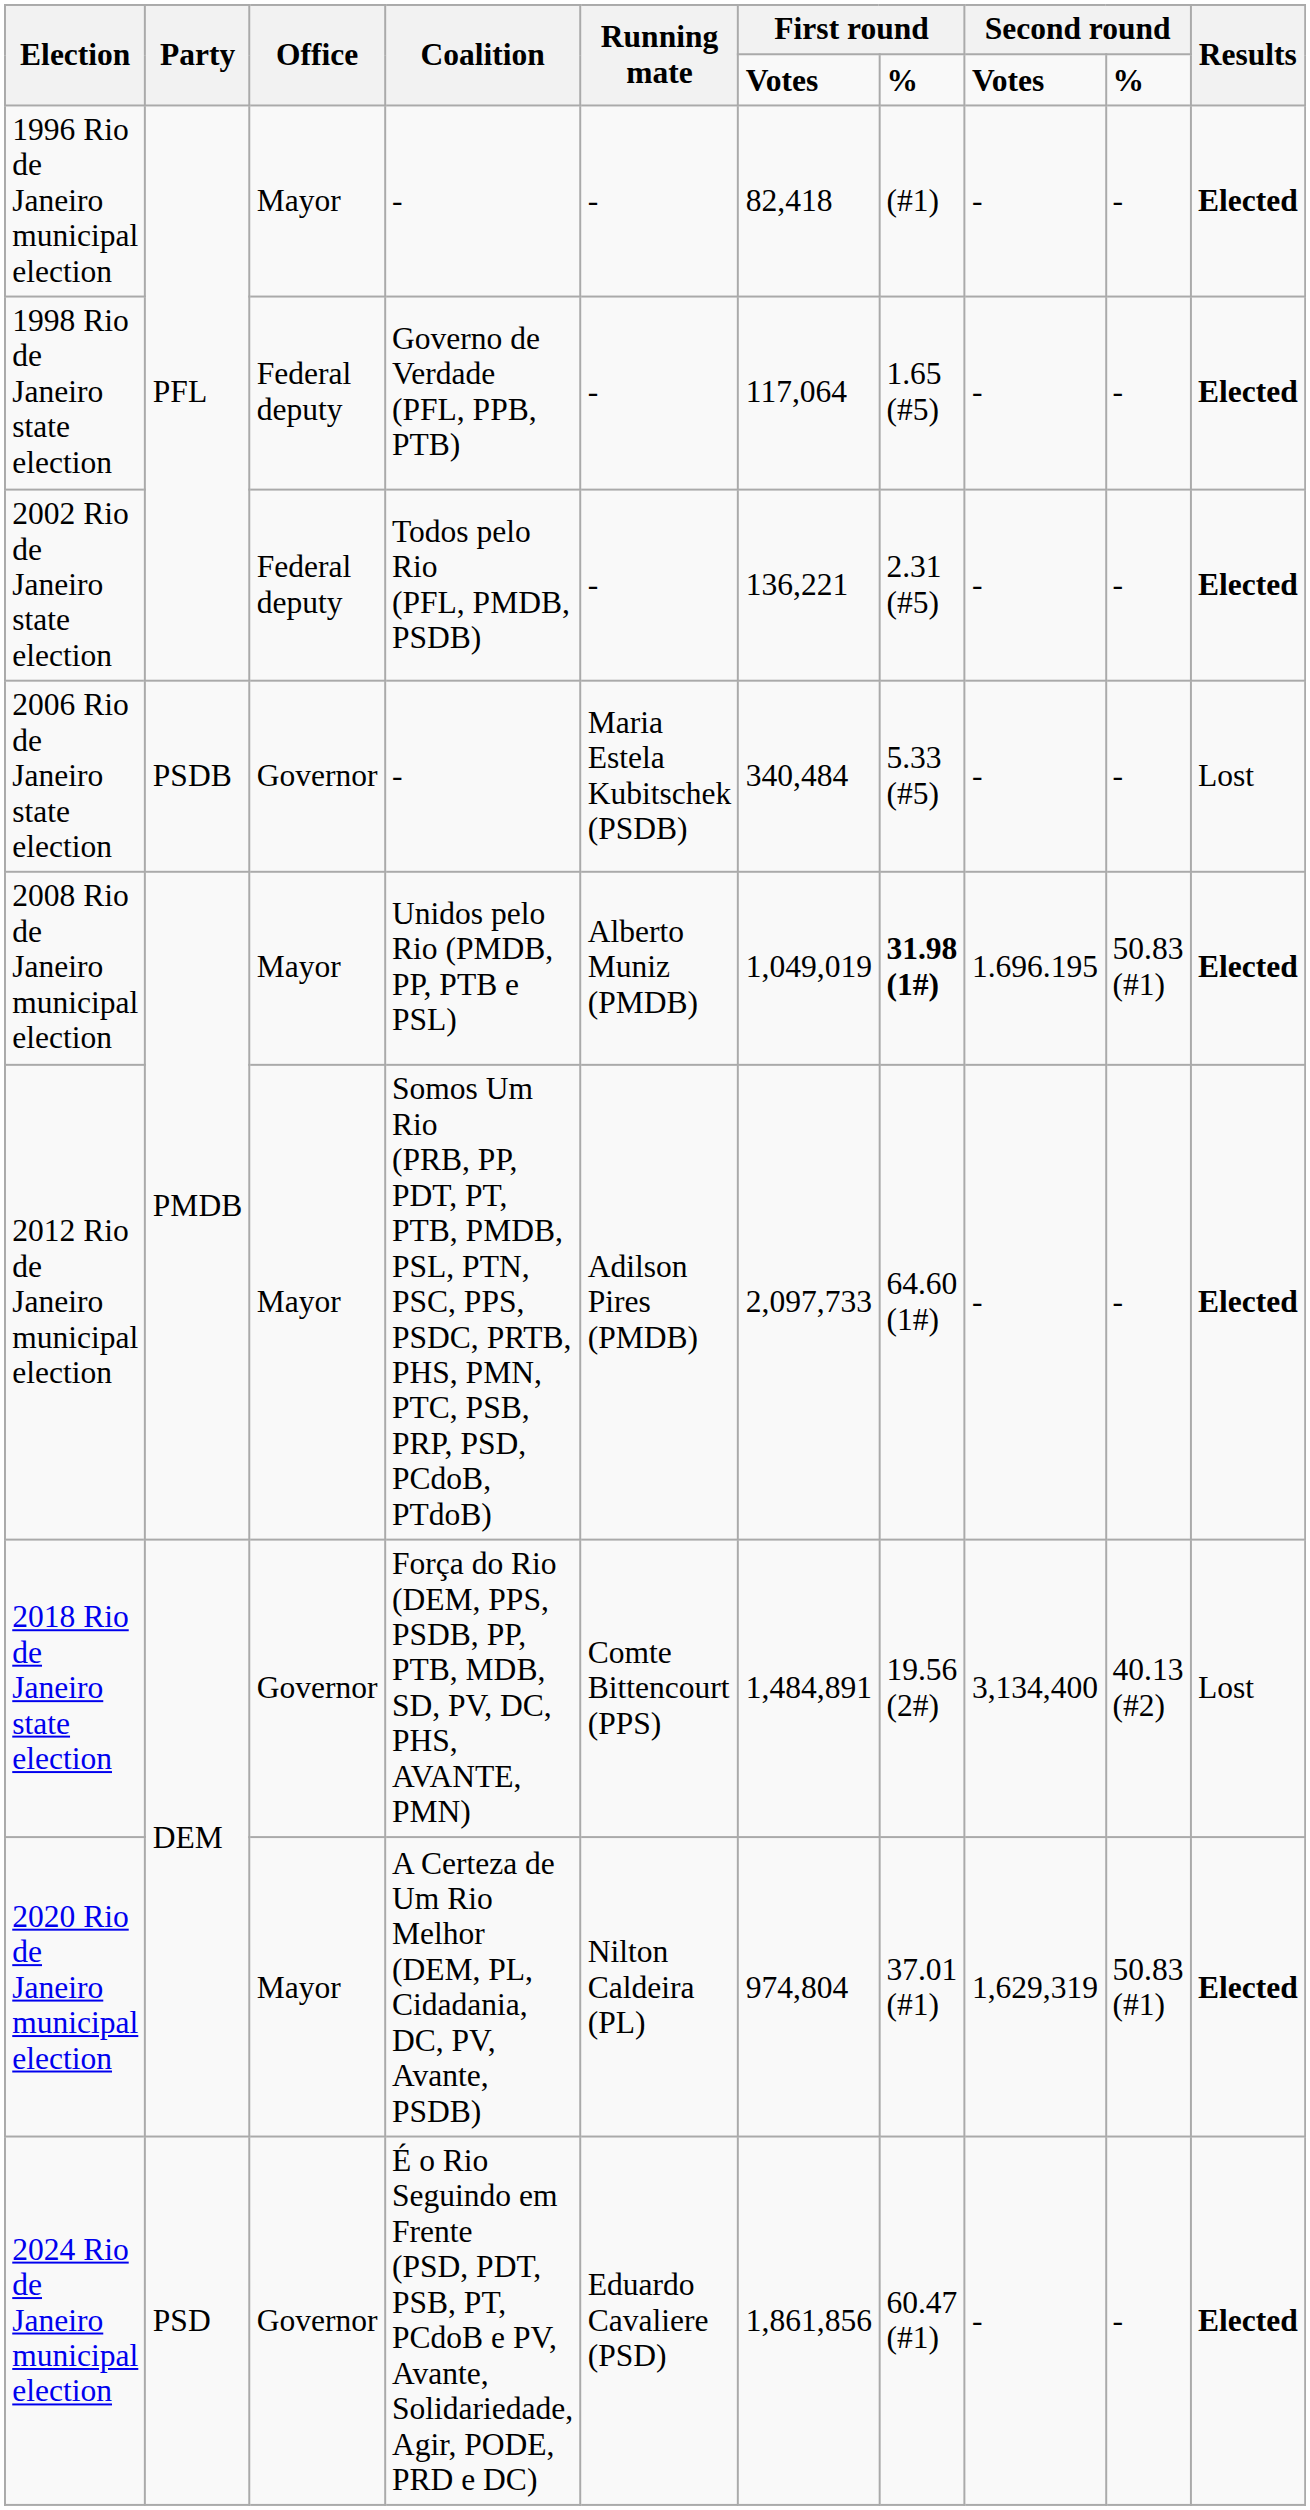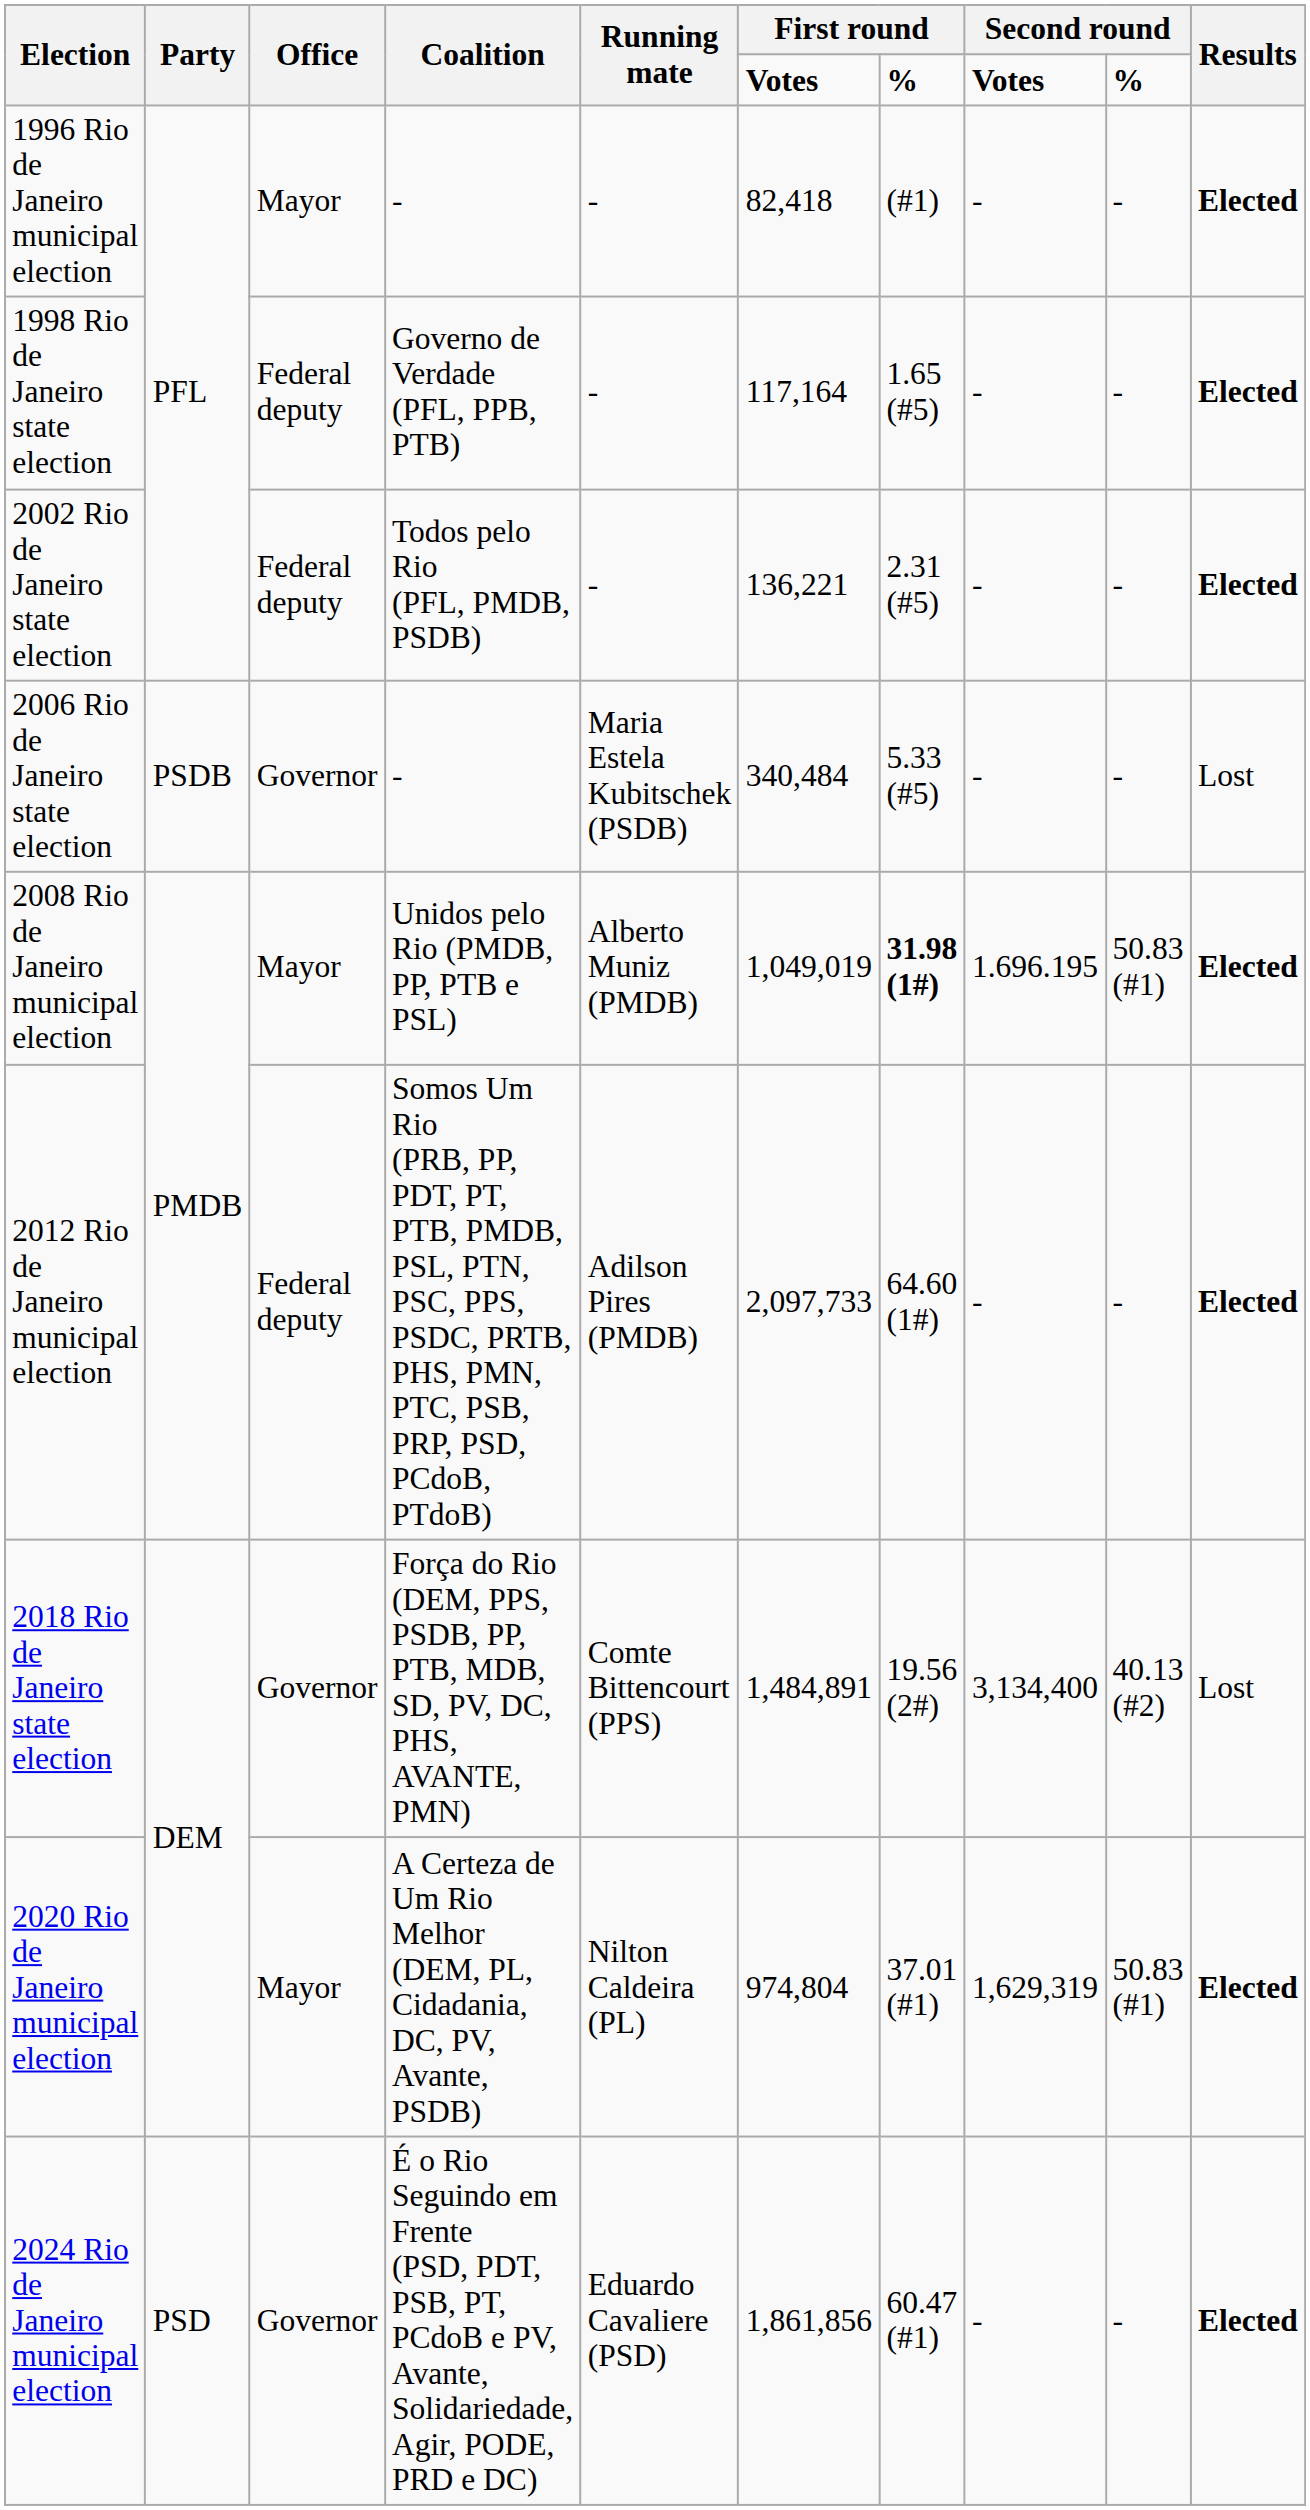(796, 392) 117,064 -> (796, 392) 117,164
(299, 1301) Mayor -> (304, 1301) Federal deputy
